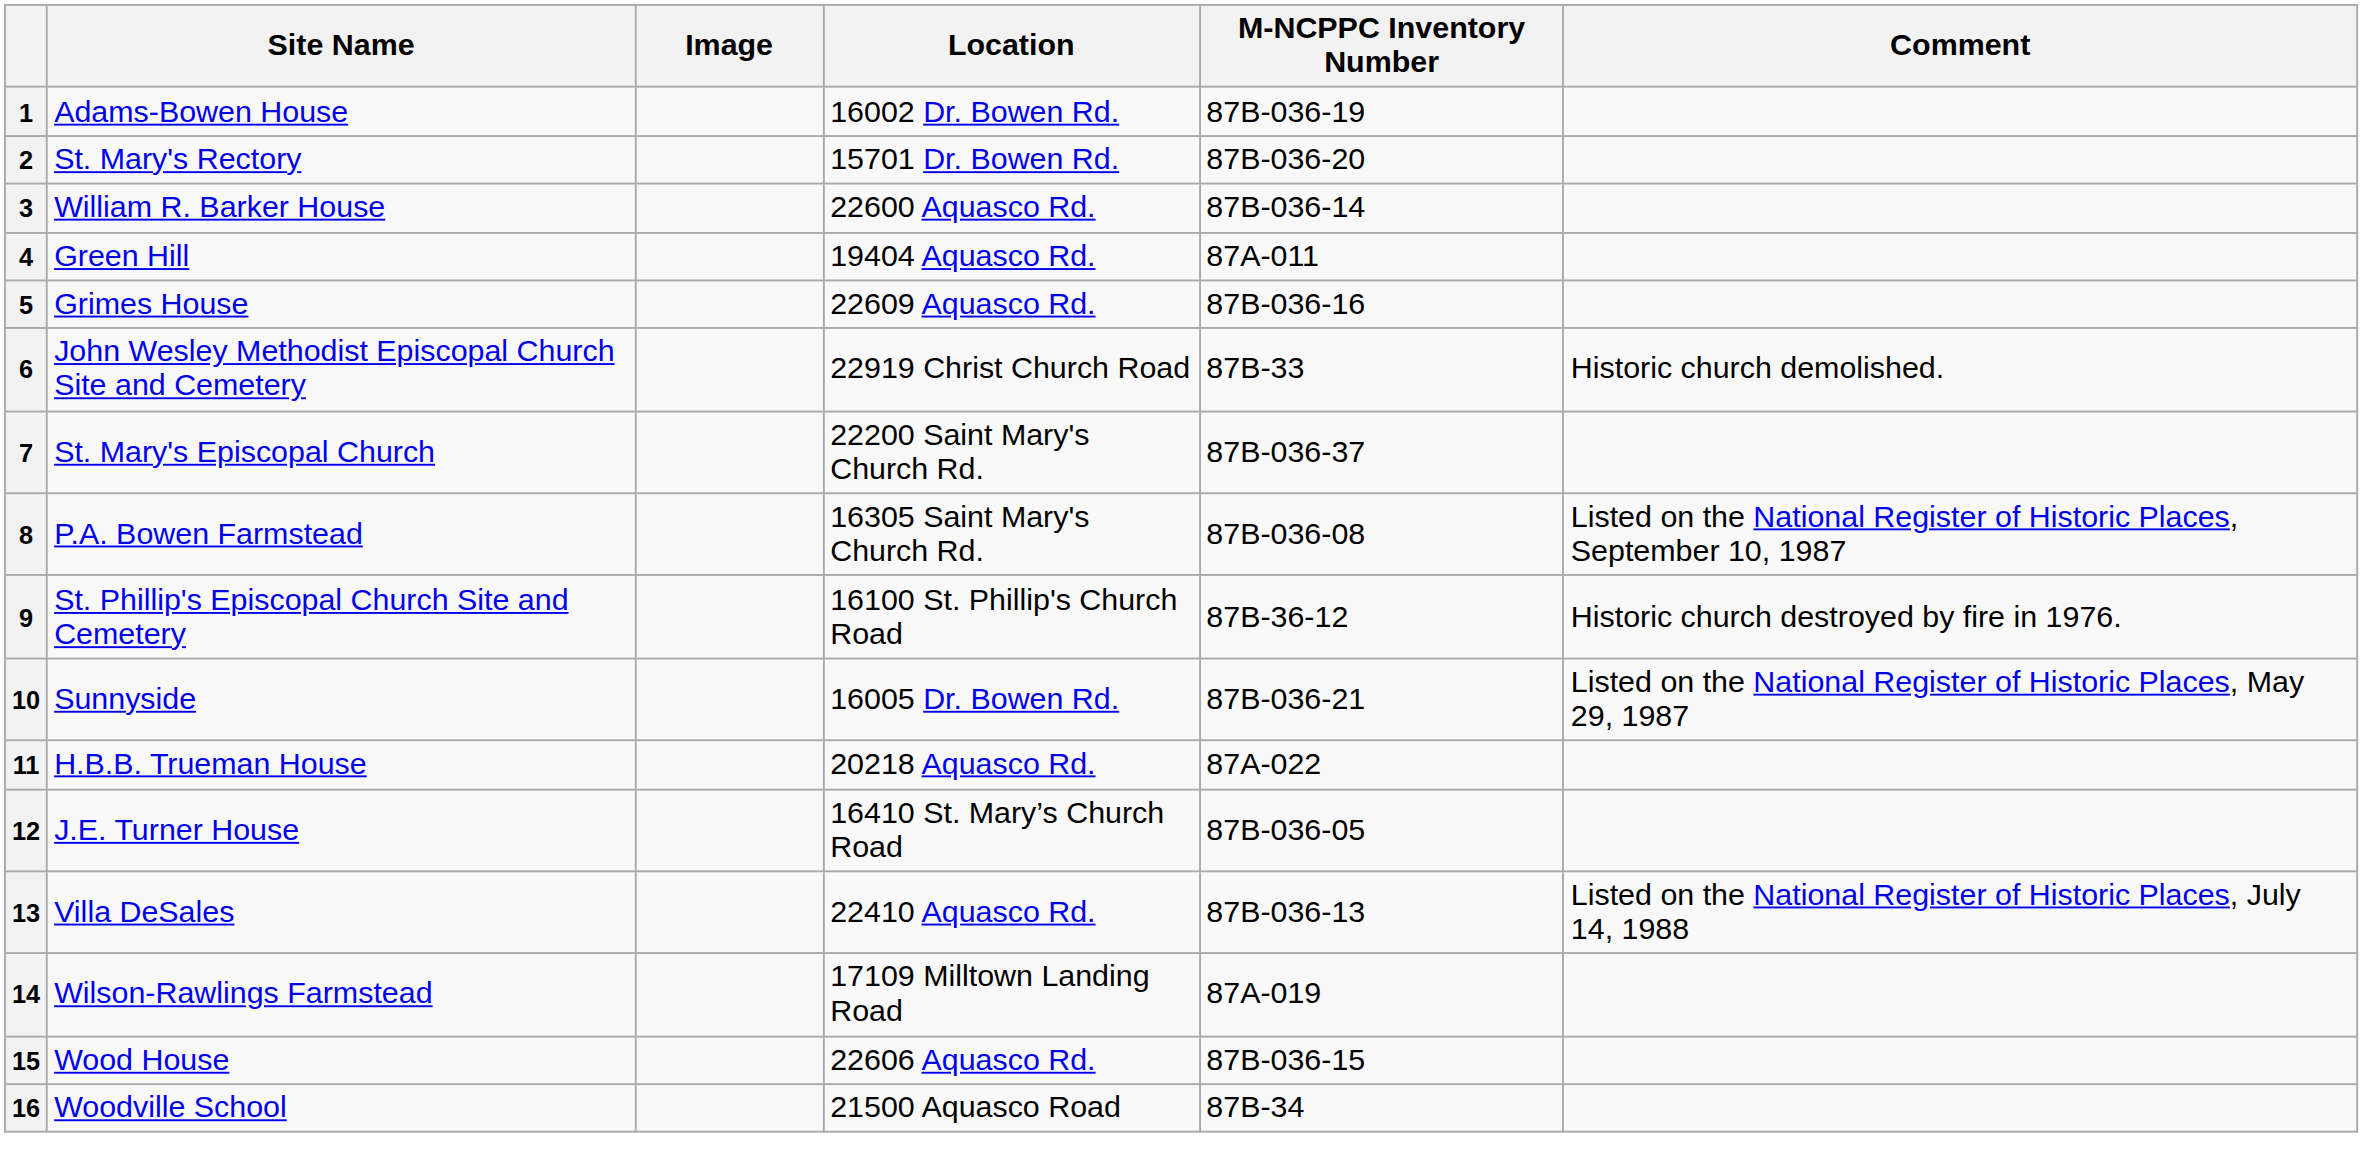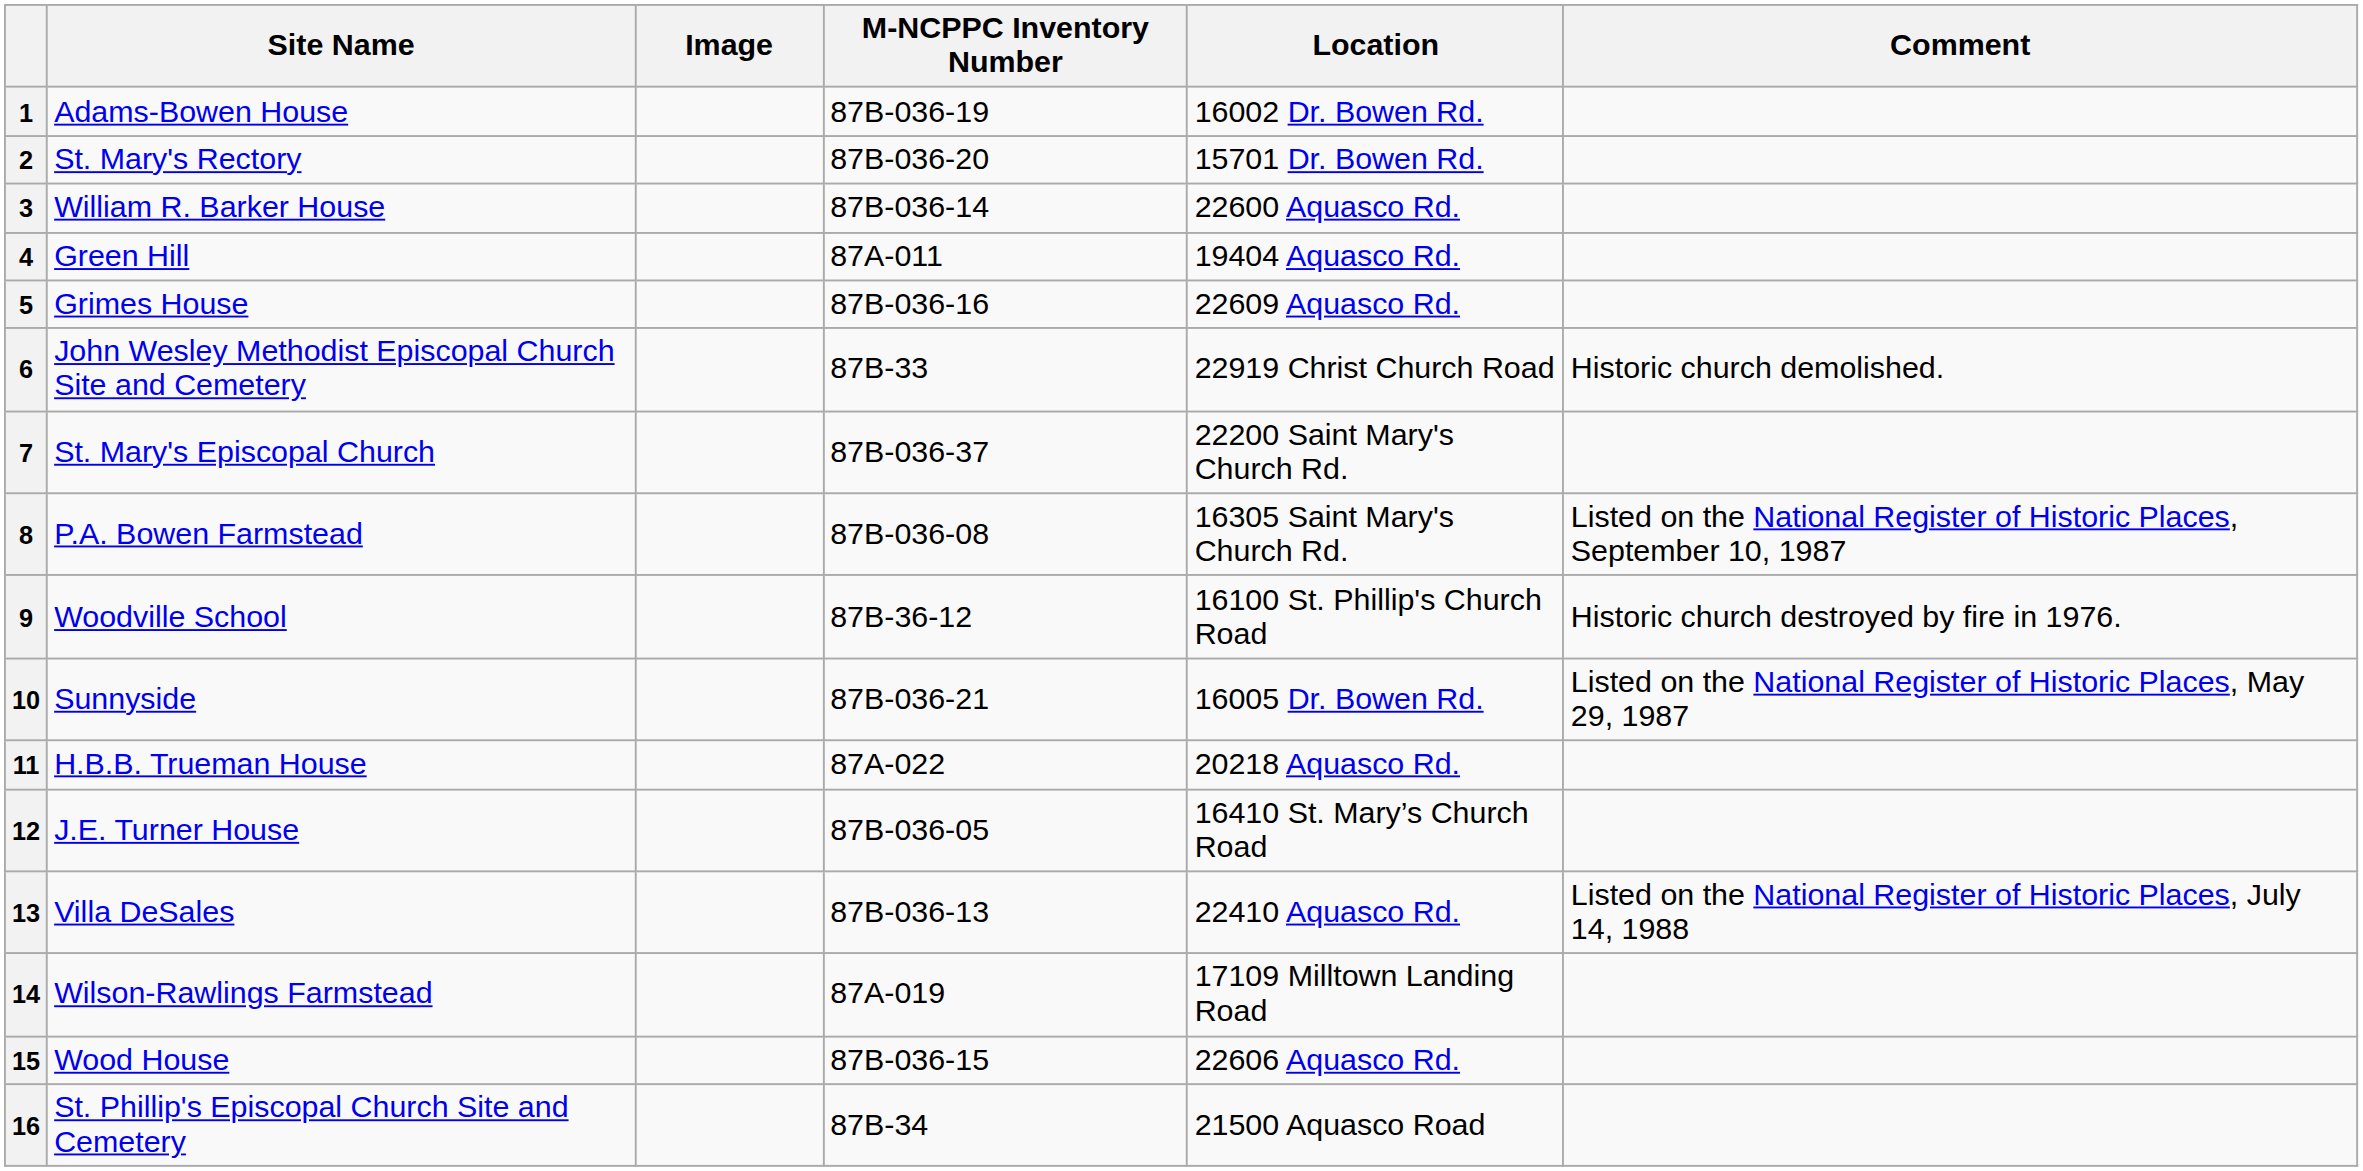columns swapped: (1011, 45) <-> (1382, 45)
(311, 616) St. Phillip's Episcopal Church Site and Cemetery -> (170, 616) Woodville School
(170, 1107) Woodville School -> (311, 1124) St. Phillip's Episcopal Church Site and Cemetery
